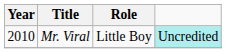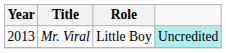(21, 36) 2010 -> (21, 36) 2013
